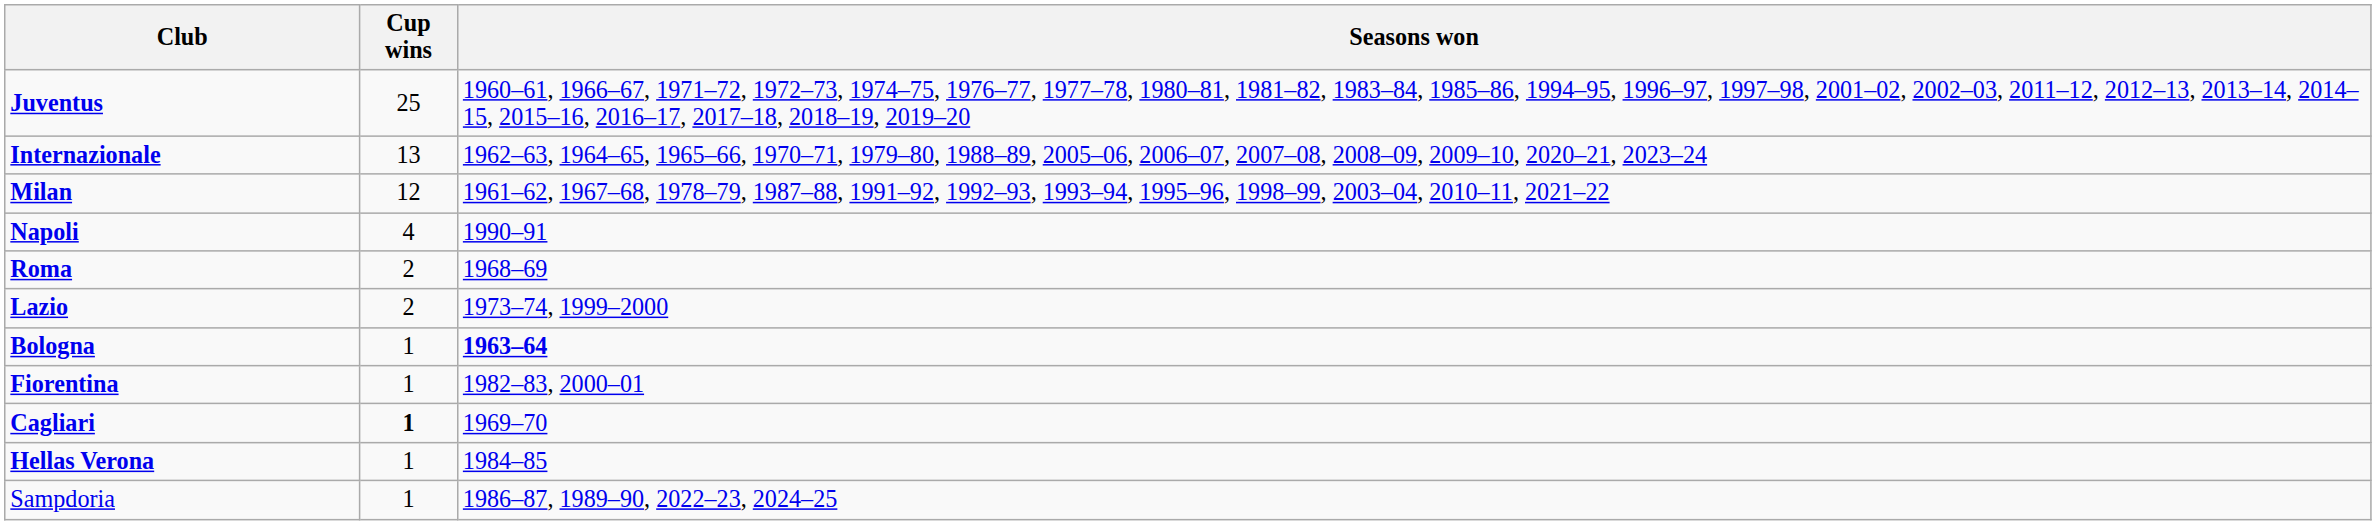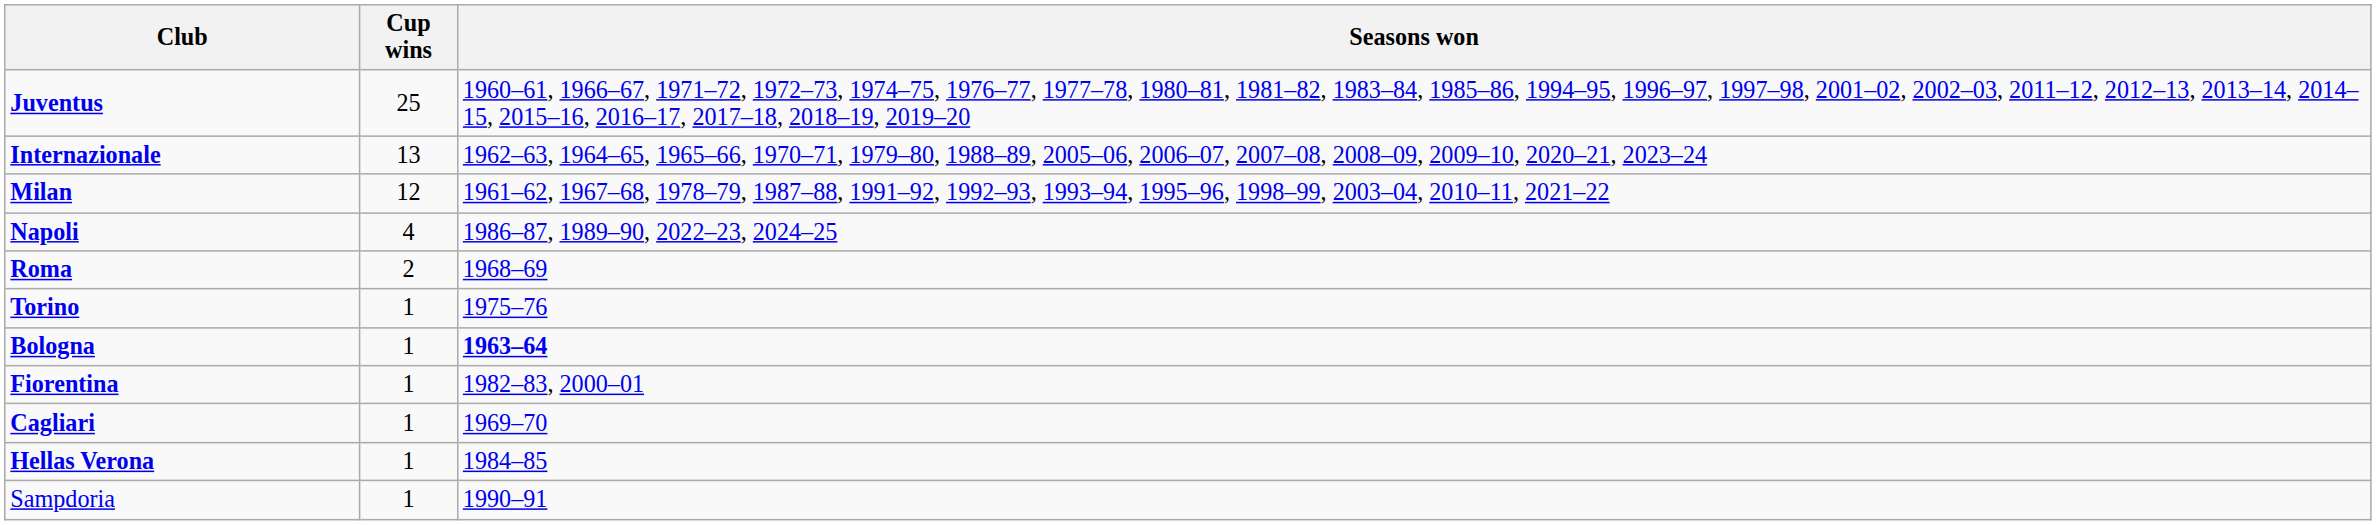(505, 231) 1990–91 -> (650, 231) 1986–87, 1989–90, 2022–23, 2024–25
- row: (39, 307)
+ row: (45, 307)
(408, 422) bold -> (408, 422) normal
(650, 499) 1986–87, 1989–90, 2022–23, 2024–25 -> (505, 499) 1990–91
